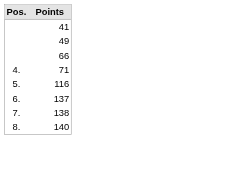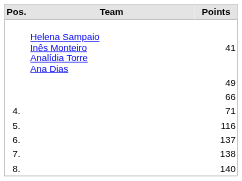+ column: (112, 12)
